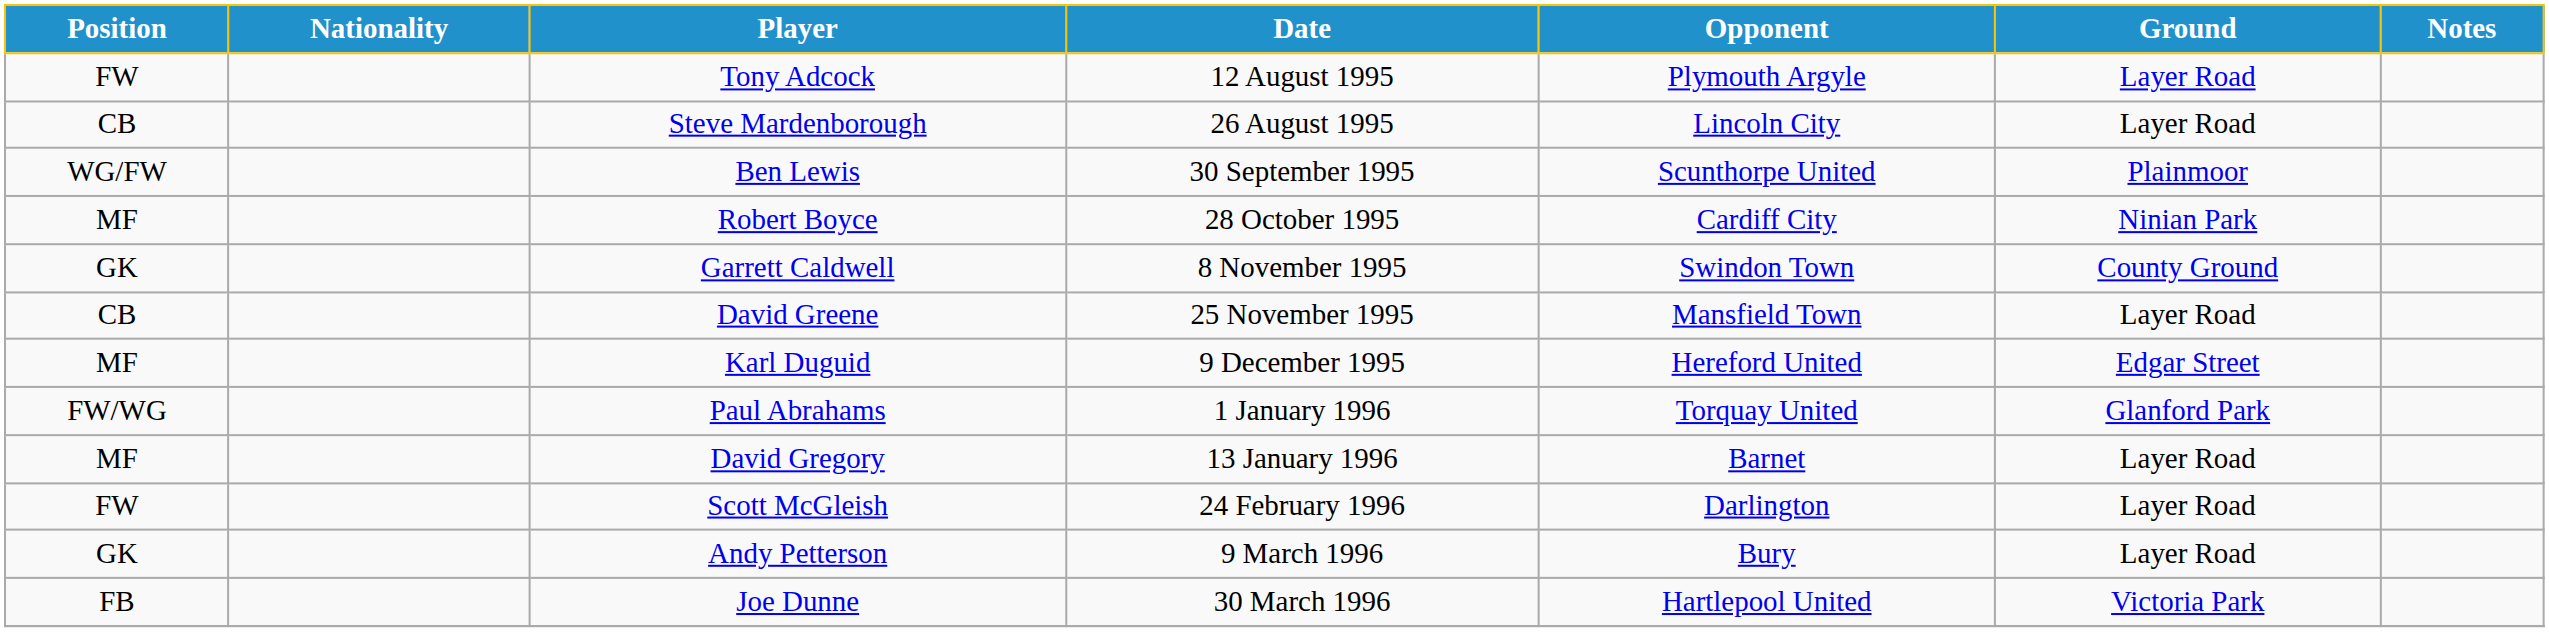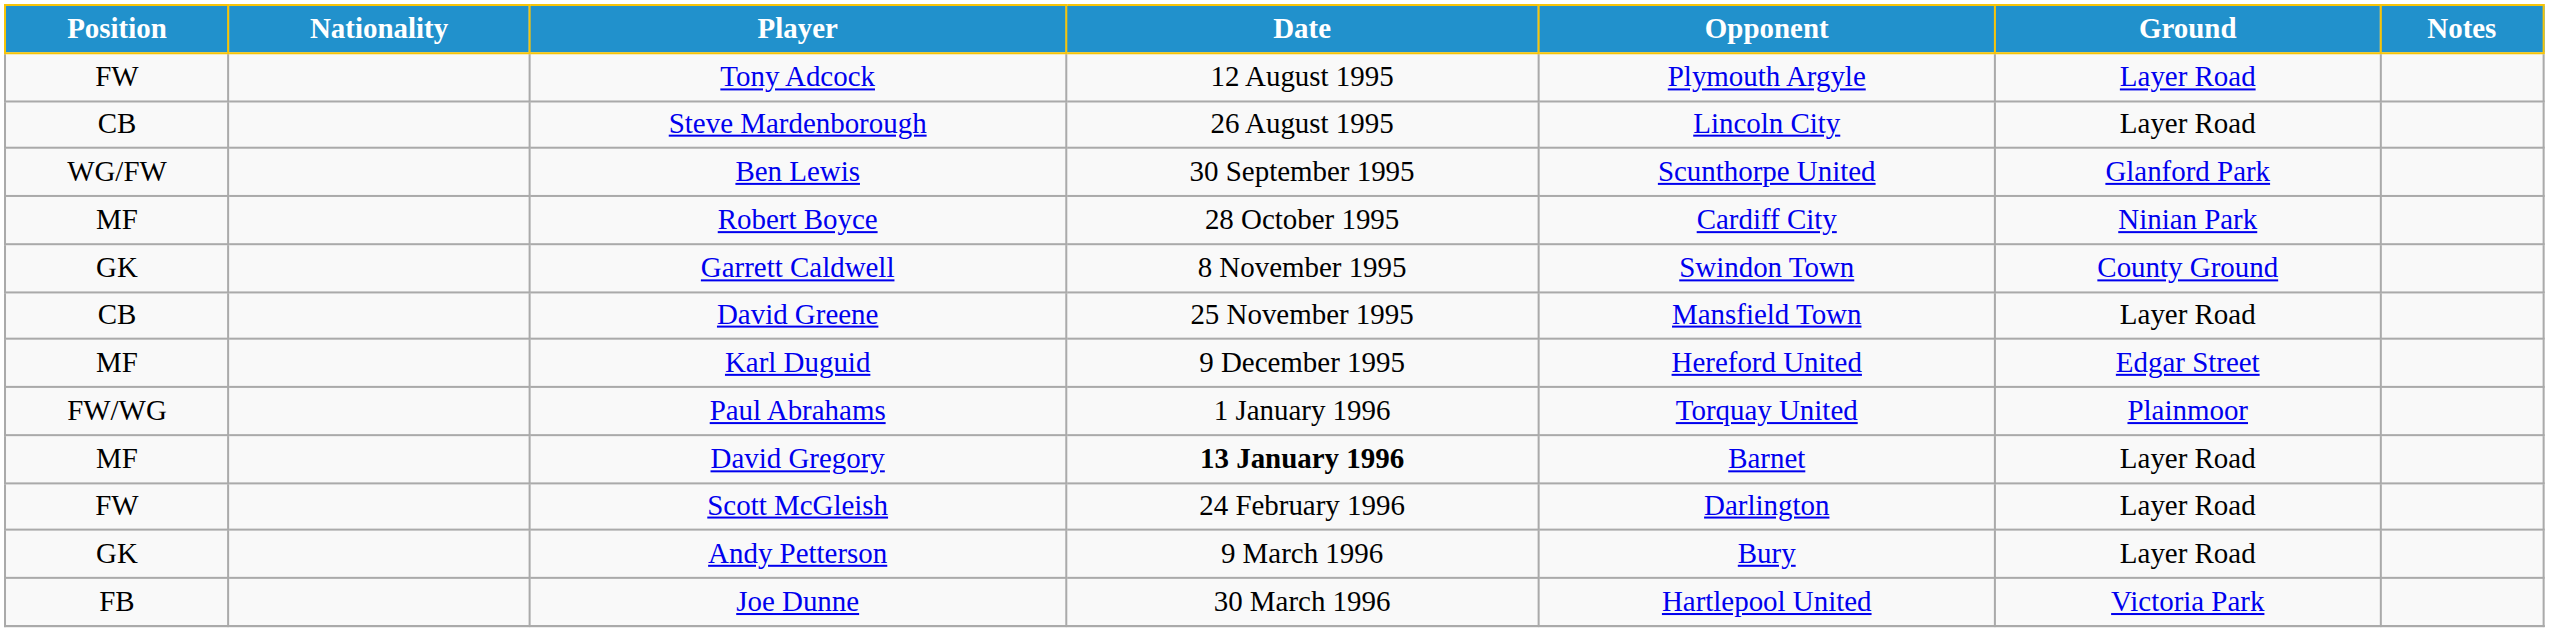(2188, 171) Plainmoor -> (2188, 171) Glanford Park
(2188, 410) Glanford Park -> (2188, 410) Plainmoor
(1302, 458) normal -> (1302, 458) bold
